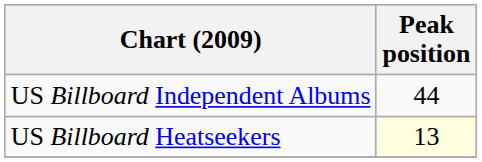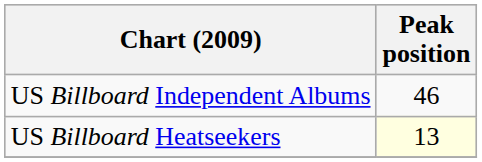(426, 95) 44 -> (426, 95) 46
